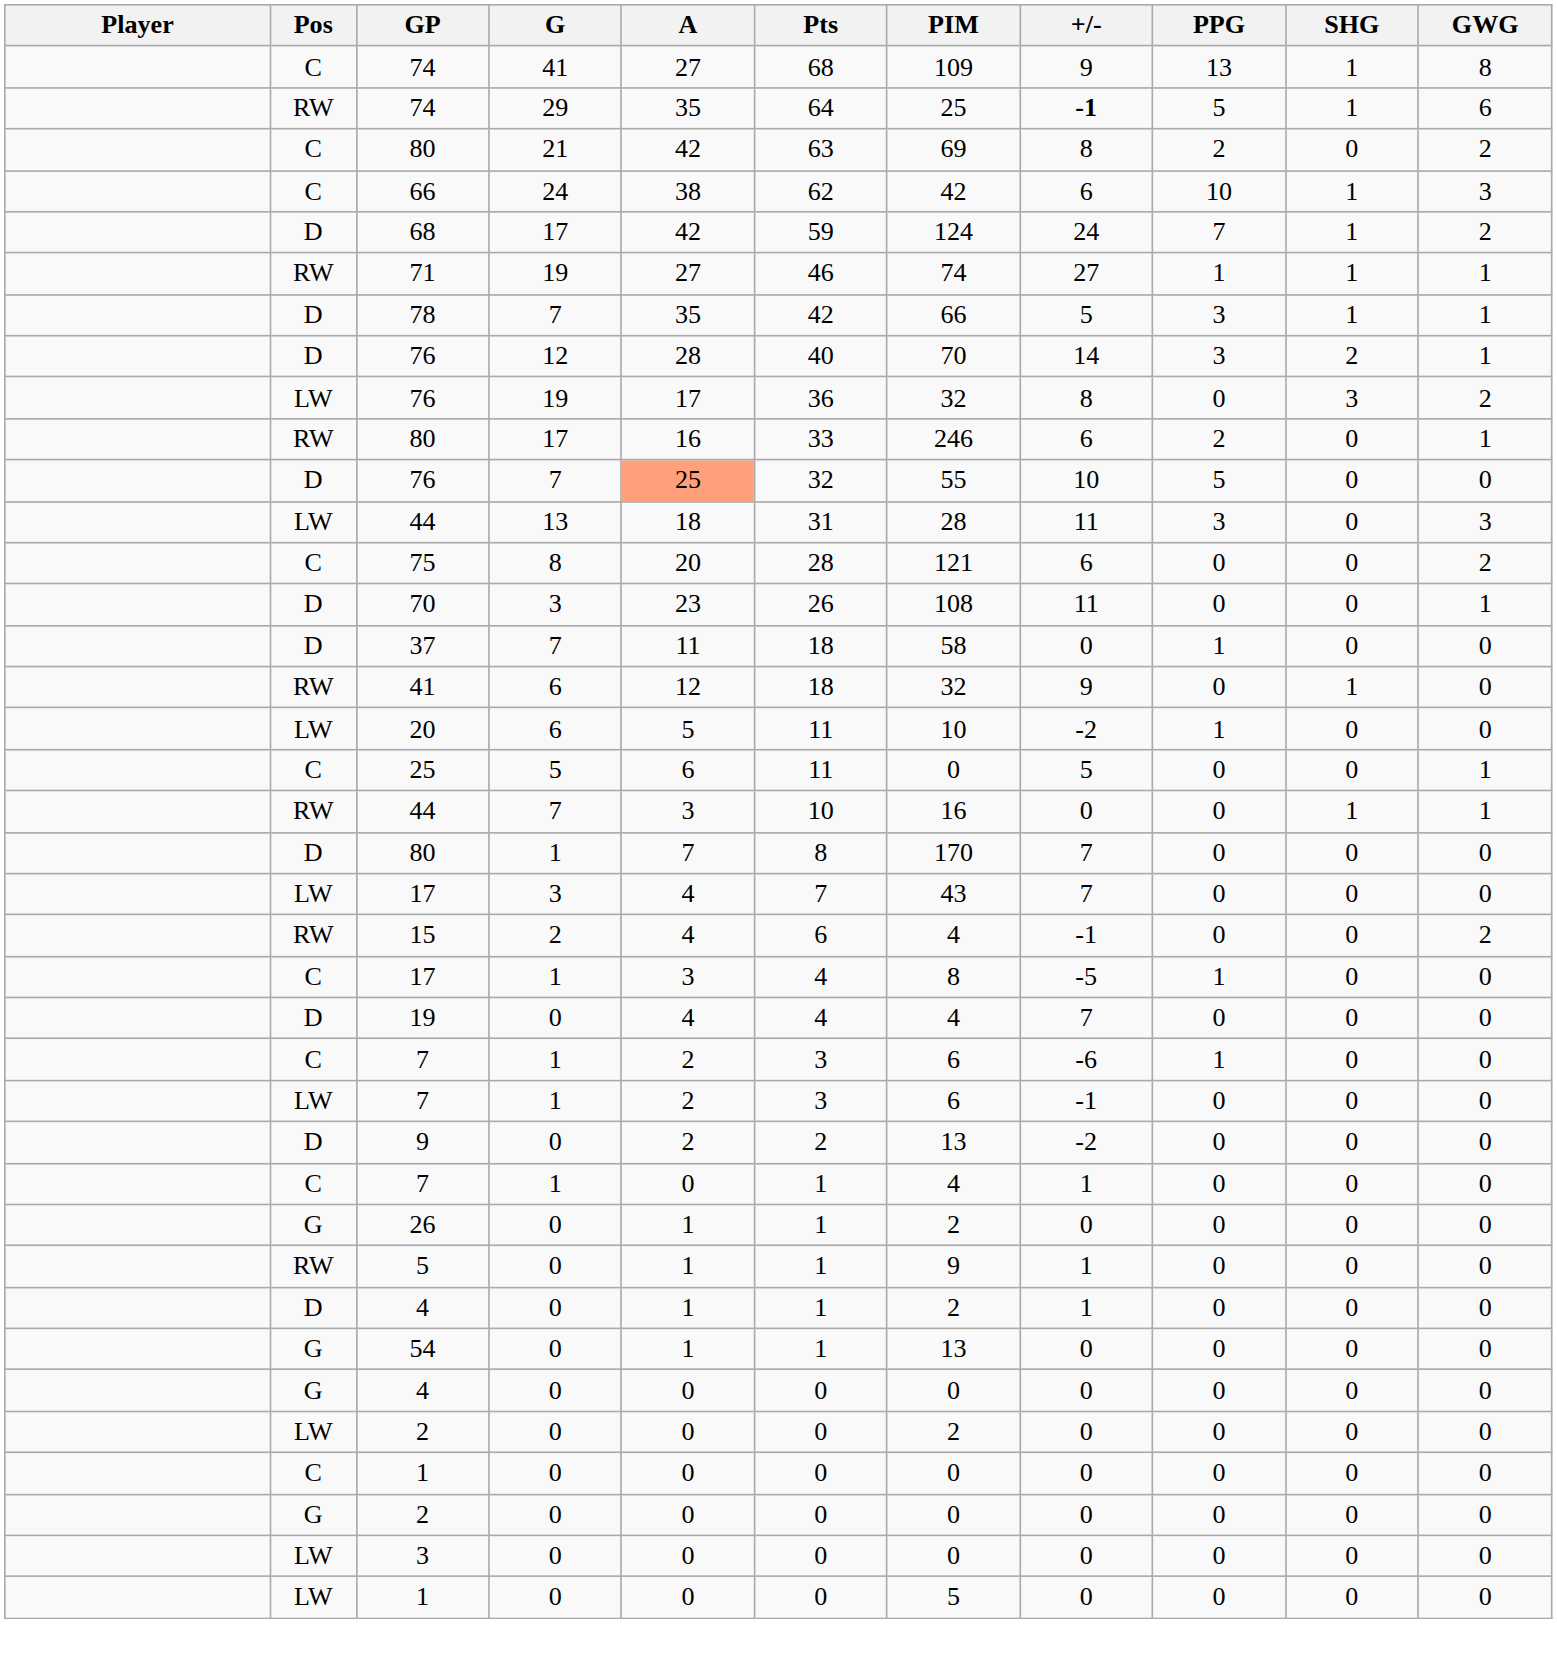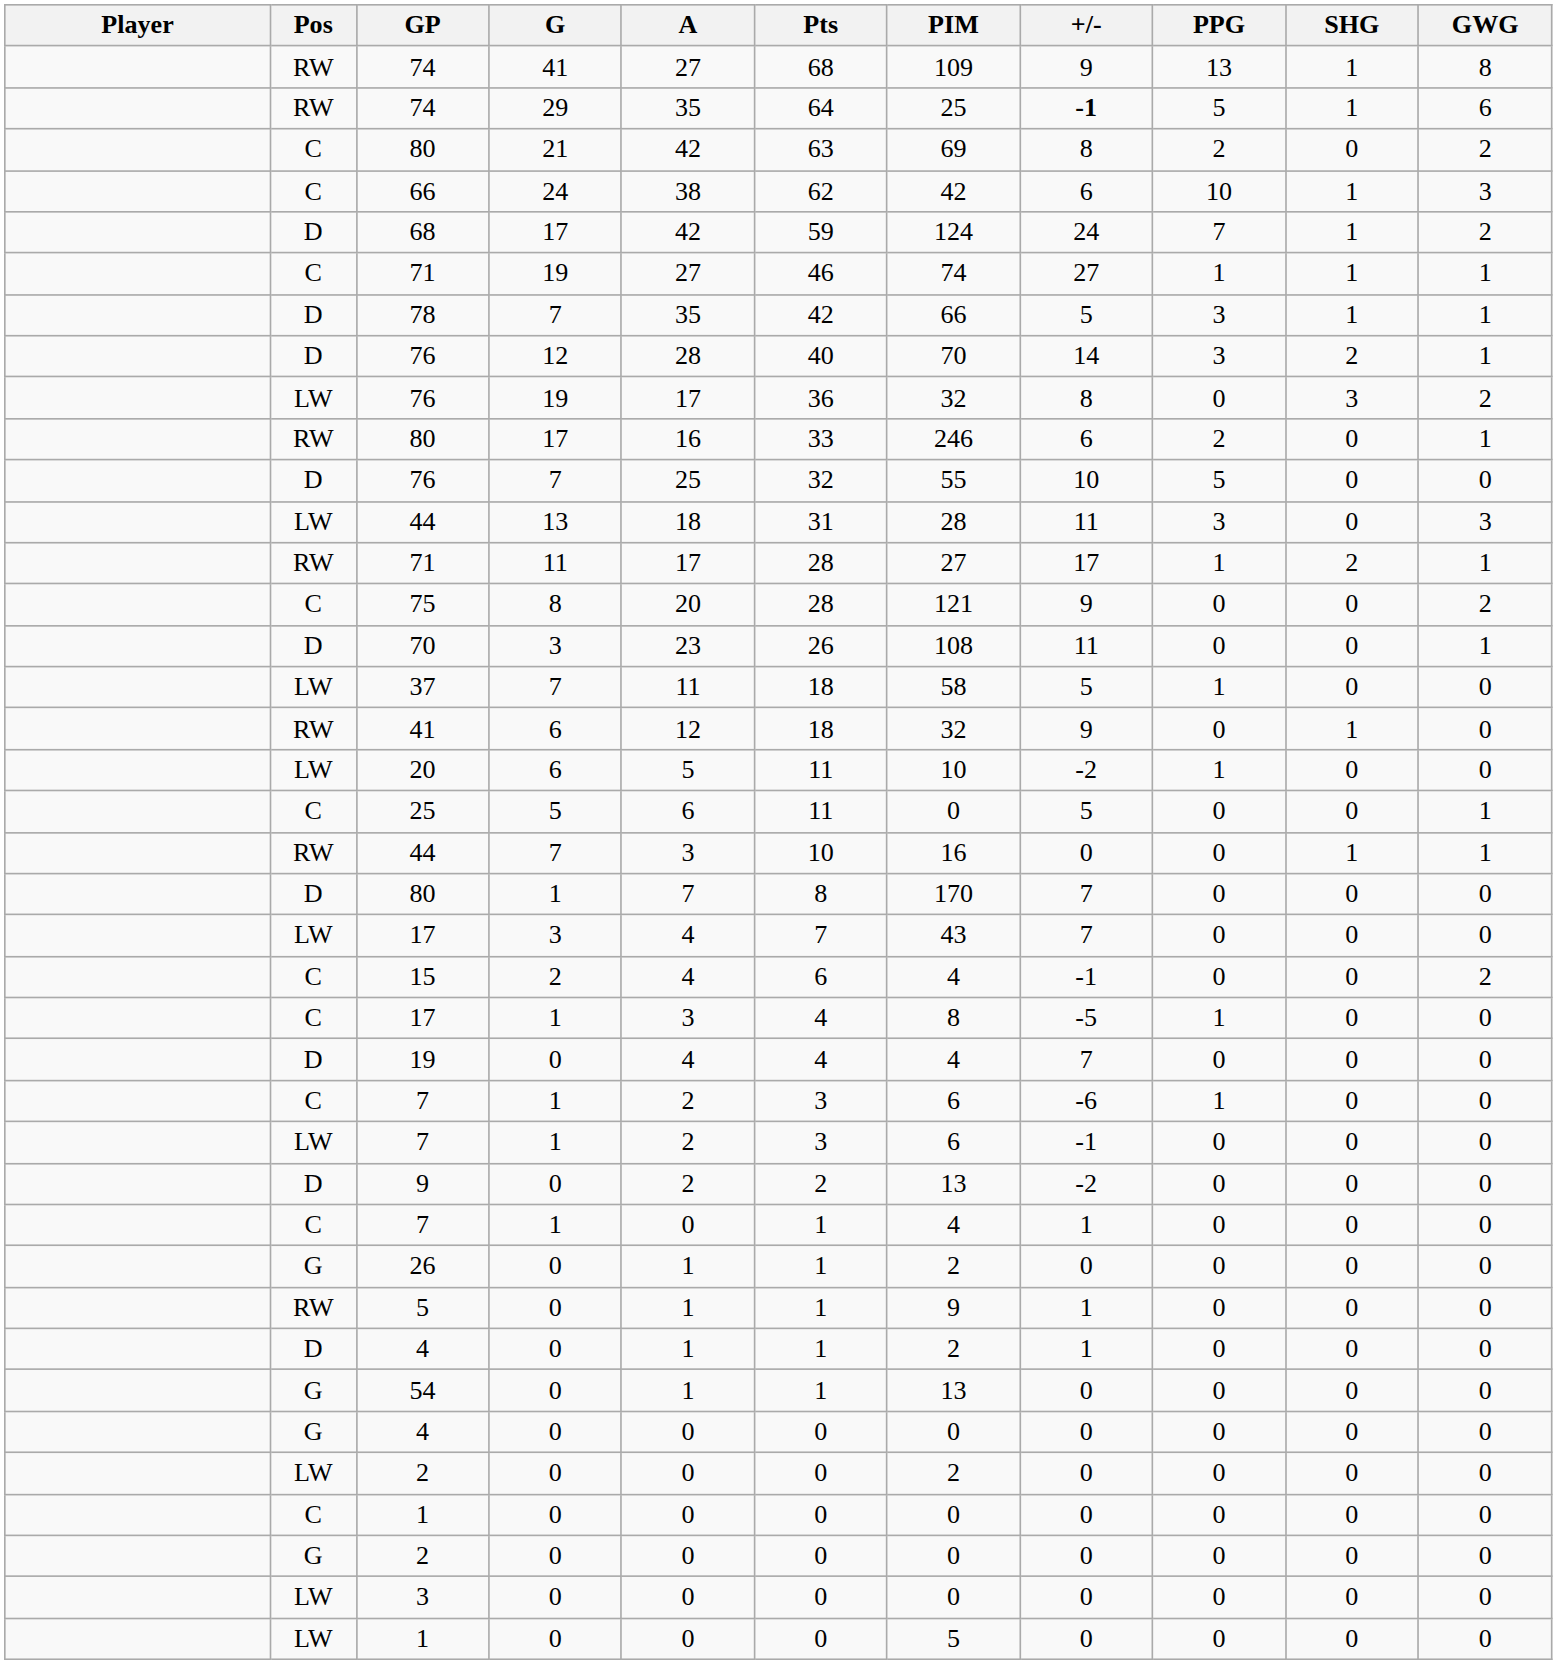(313, 66) C -> (313, 66) RW
(313, 273) RW -> (313, 273) C
(688, 480) lightsalmon background -> (688, 480) no background
+ row: (423, 562)
(1086, 562) 6 -> (1086, 604) 9
(313, 645) D -> (313, 686) LW
(1086, 645) 0 -> (1086, 686) 5
(313, 935) RW -> (313, 976) C
